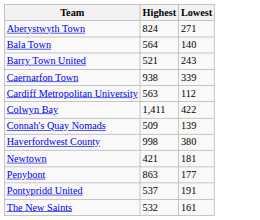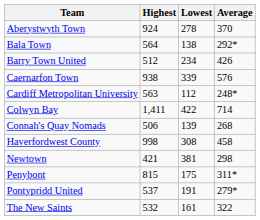+ column: (235, 12)
(150, 28) 824 -> (150, 28) 924
(189, 28) 271 -> (189, 28) 278
(189, 45) 140 -> (189, 45) 138
(150, 61) 521 -> (150, 61) 512
(189, 61) 243 -> (189, 61) 234
(150, 126) 509 -> (150, 126) 506
(189, 142) 380 -> (189, 142) 308
(189, 158) 181 -> (189, 158) 381
(150, 175) 863 -> (150, 175) 815
(189, 175) 177 -> (189, 175) 175
